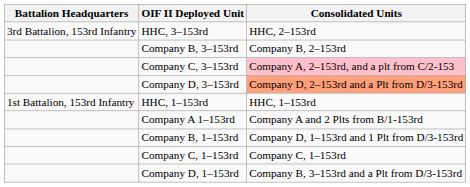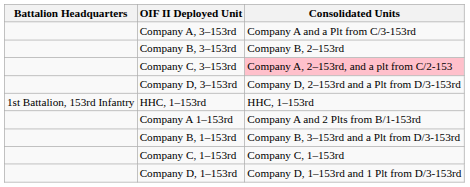- row: (175, 31)
+ row: (188, 31)
(356, 84) lightsalmon background -> (354, 84) no background
(356, 137) Company D, 1–153rd and 1 Plt from D/3-153rd -> (354, 137) Company B, 3–153rd and a Plt from D/3-153rd
(356, 173) Company B, 3–153rd and a Plt from D/3-153rd -> (354, 173) Company D, 1–153rd and 1 Plt from D/3-153rd
